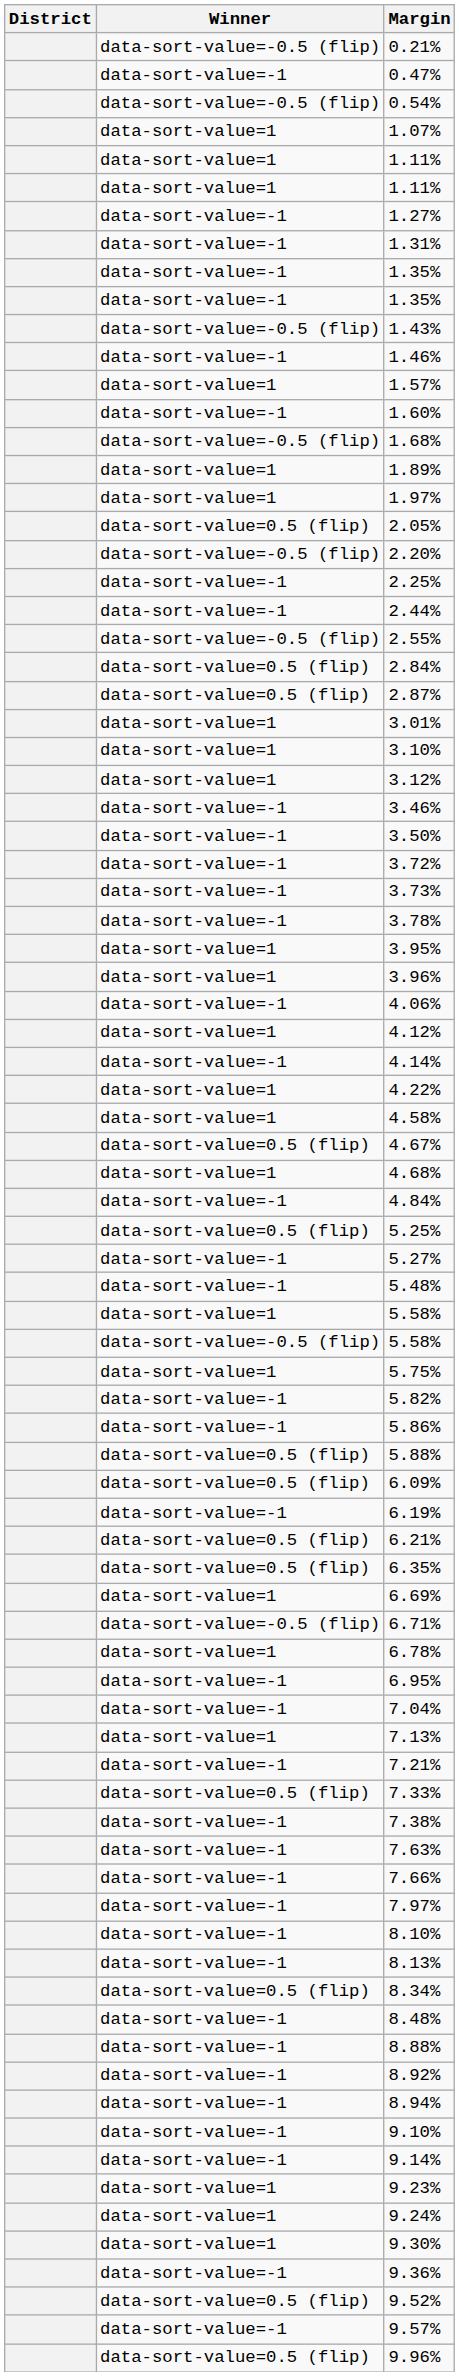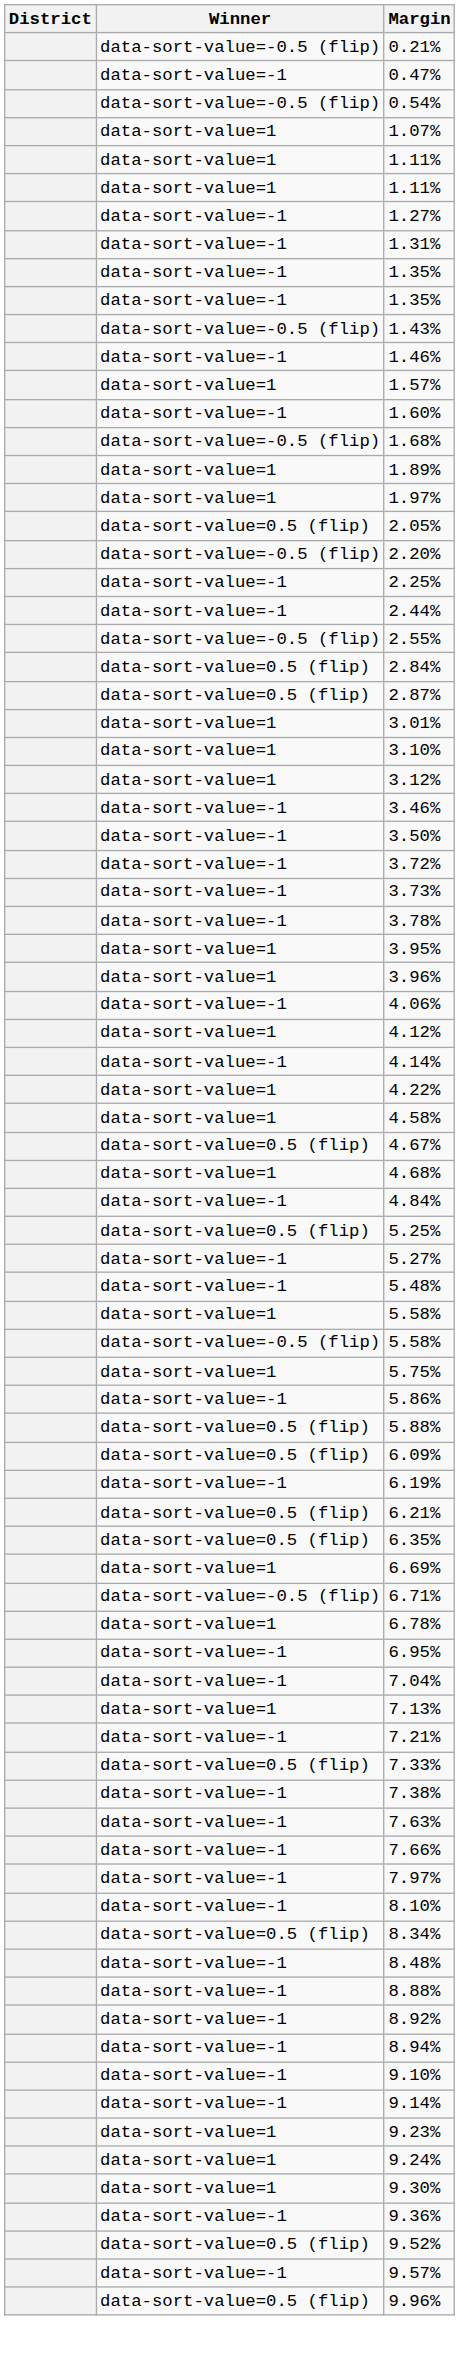- row: (193, 1400)
- row: (193, 1963)
